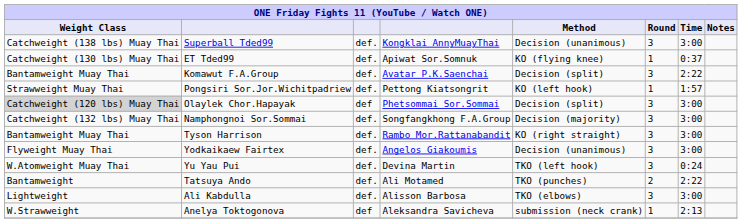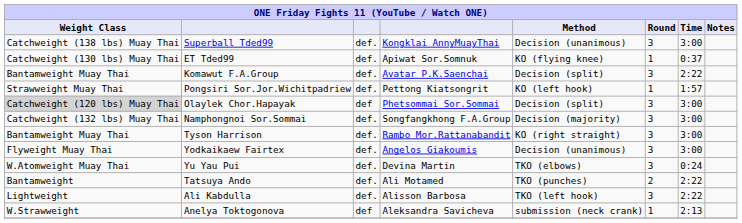(557, 165) TKO (left hook) -> (548, 165) TKO (elbows)
(548, 196) TKO (elbows) -> (557, 196) TKO (left hook)
(691, 196) 3:00 -> (691, 196) 2:22
